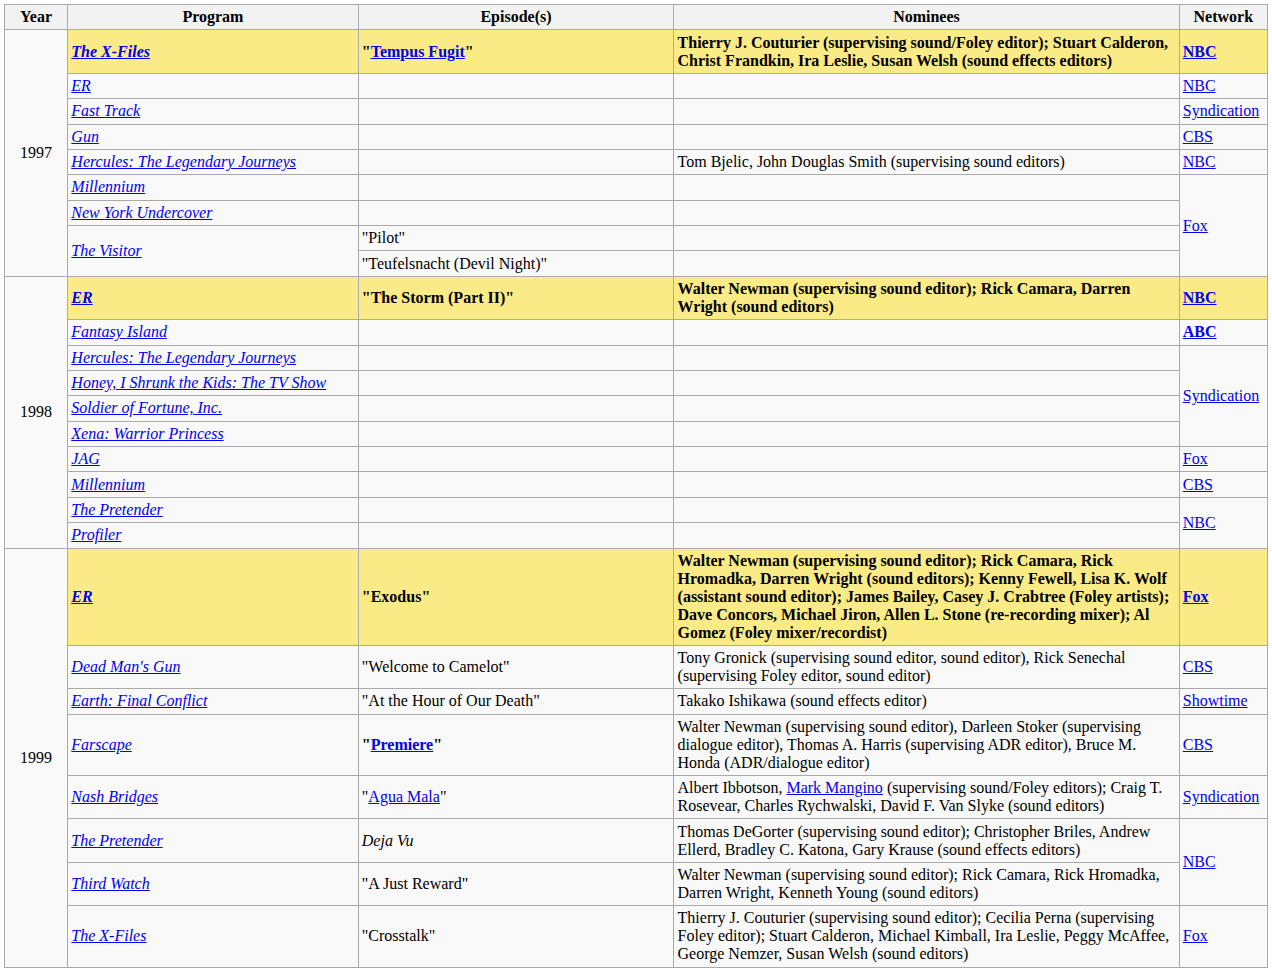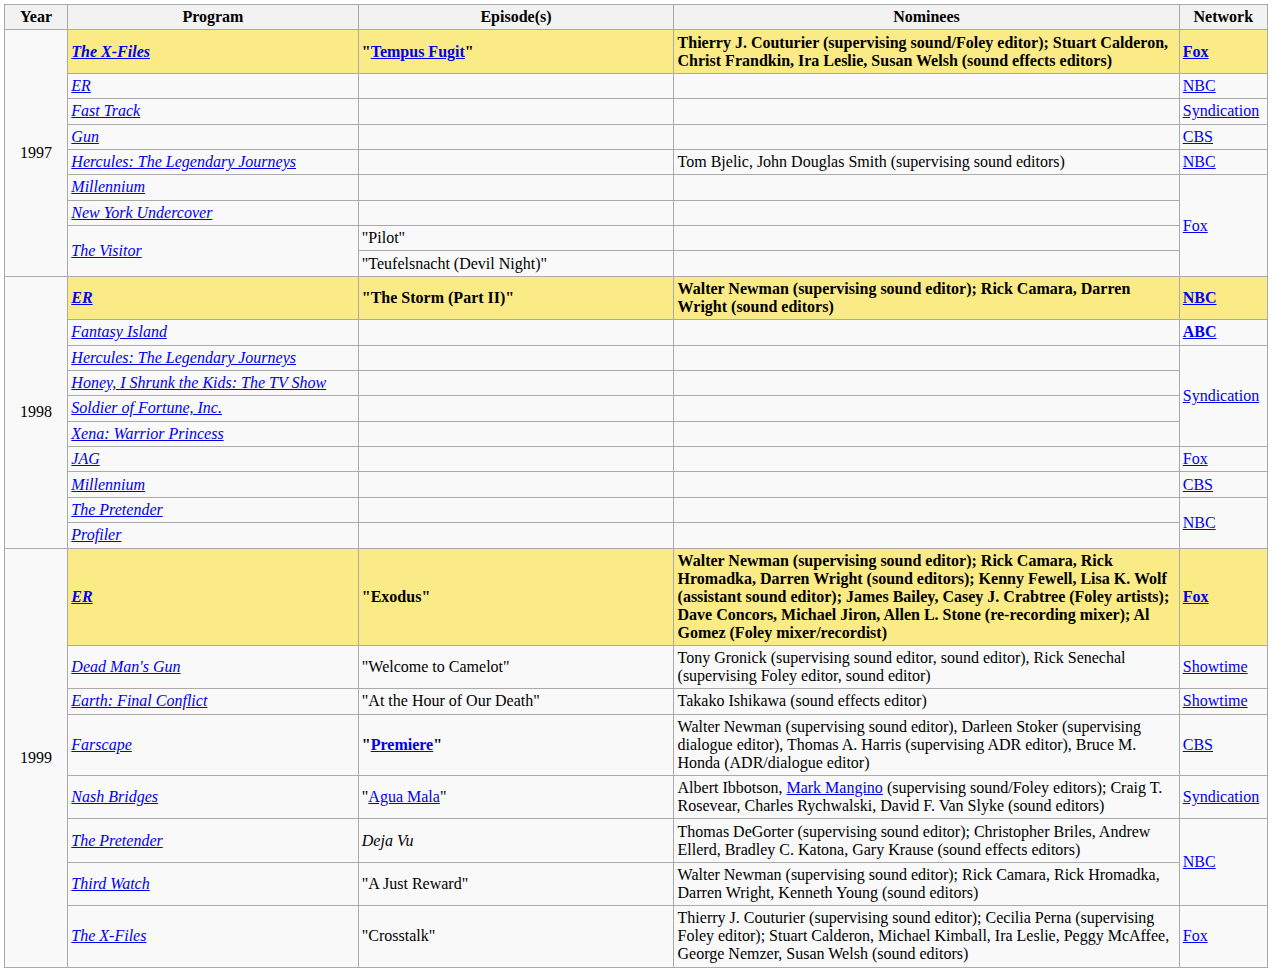(1200, 51) NBC -> (1196, 51) Fox
(1198, 667) CBS -> (1215, 667) Showtime
